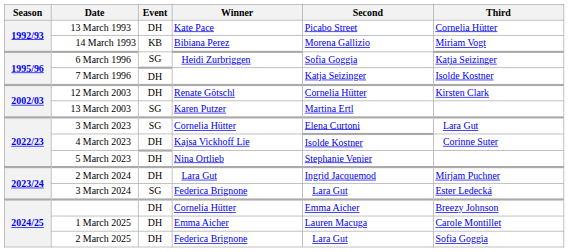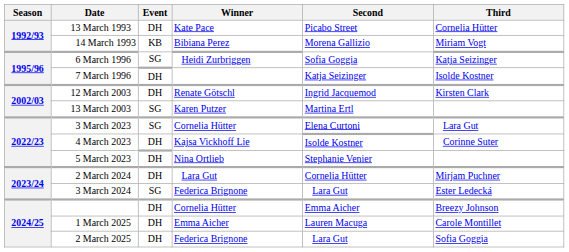(336, 93) Cornelia Hütter -> (340, 93) Ingrid Jacquemod
(340, 175) Ingrid Jacquemod -> (336, 175) Cornelia Hütter
